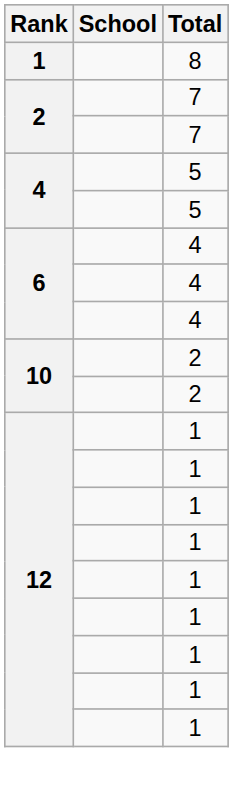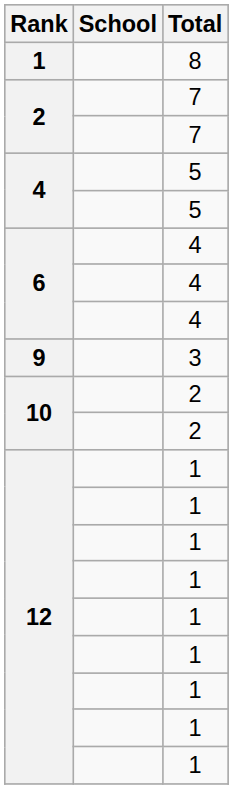+ row: (39, 357)
